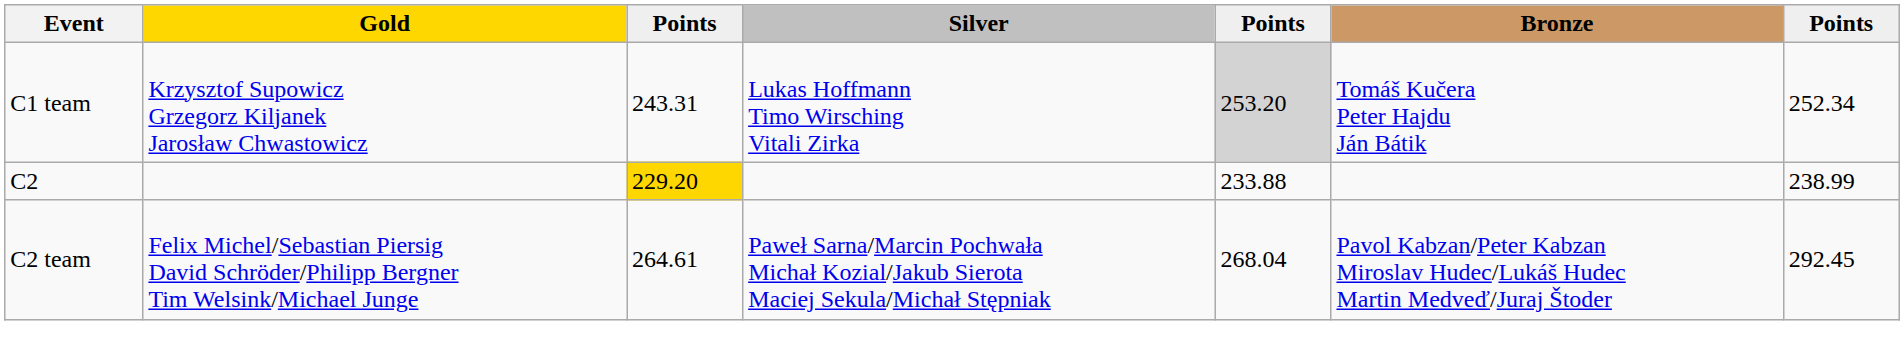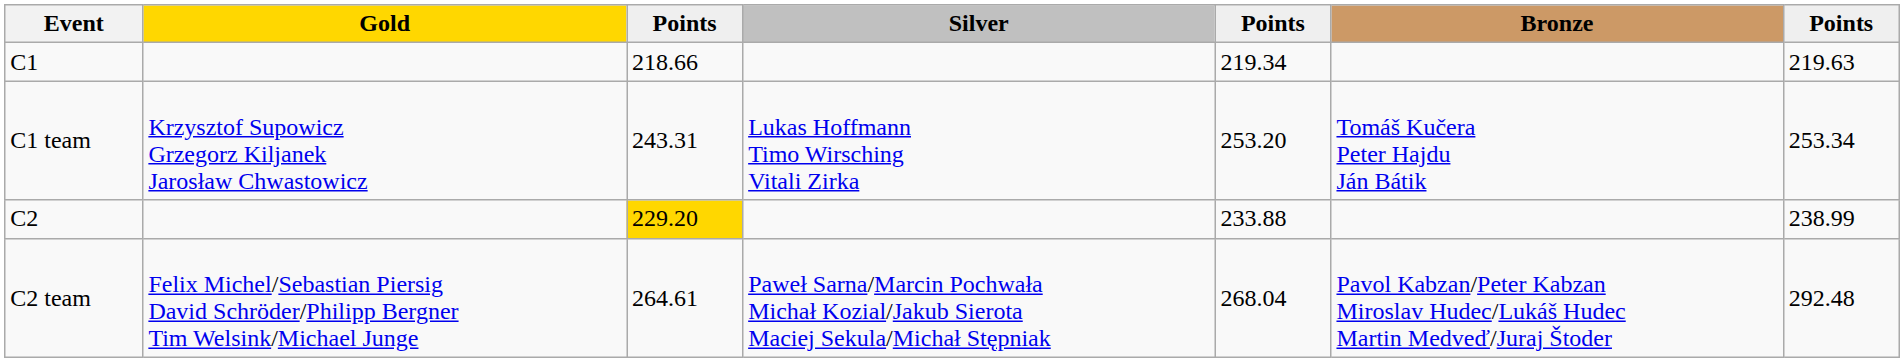+ row: (24, 61)
(1253, 102) lightgrey background -> (1253, 140) no background
(1822, 102) 252.34 -> (1822, 140) 253.34
(1822, 259) 292.45 -> (1822, 297) 292.48
